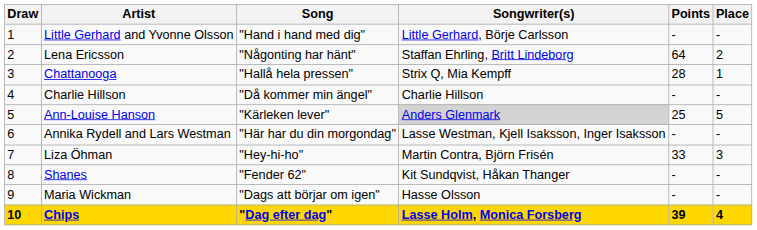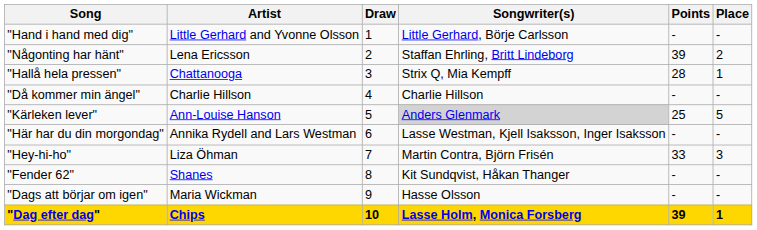columns swapped: (23, 14) <-> (318, 14)
(678, 54) 64 -> (678, 54) 39
(719, 214) 4 -> (719, 214) 1
